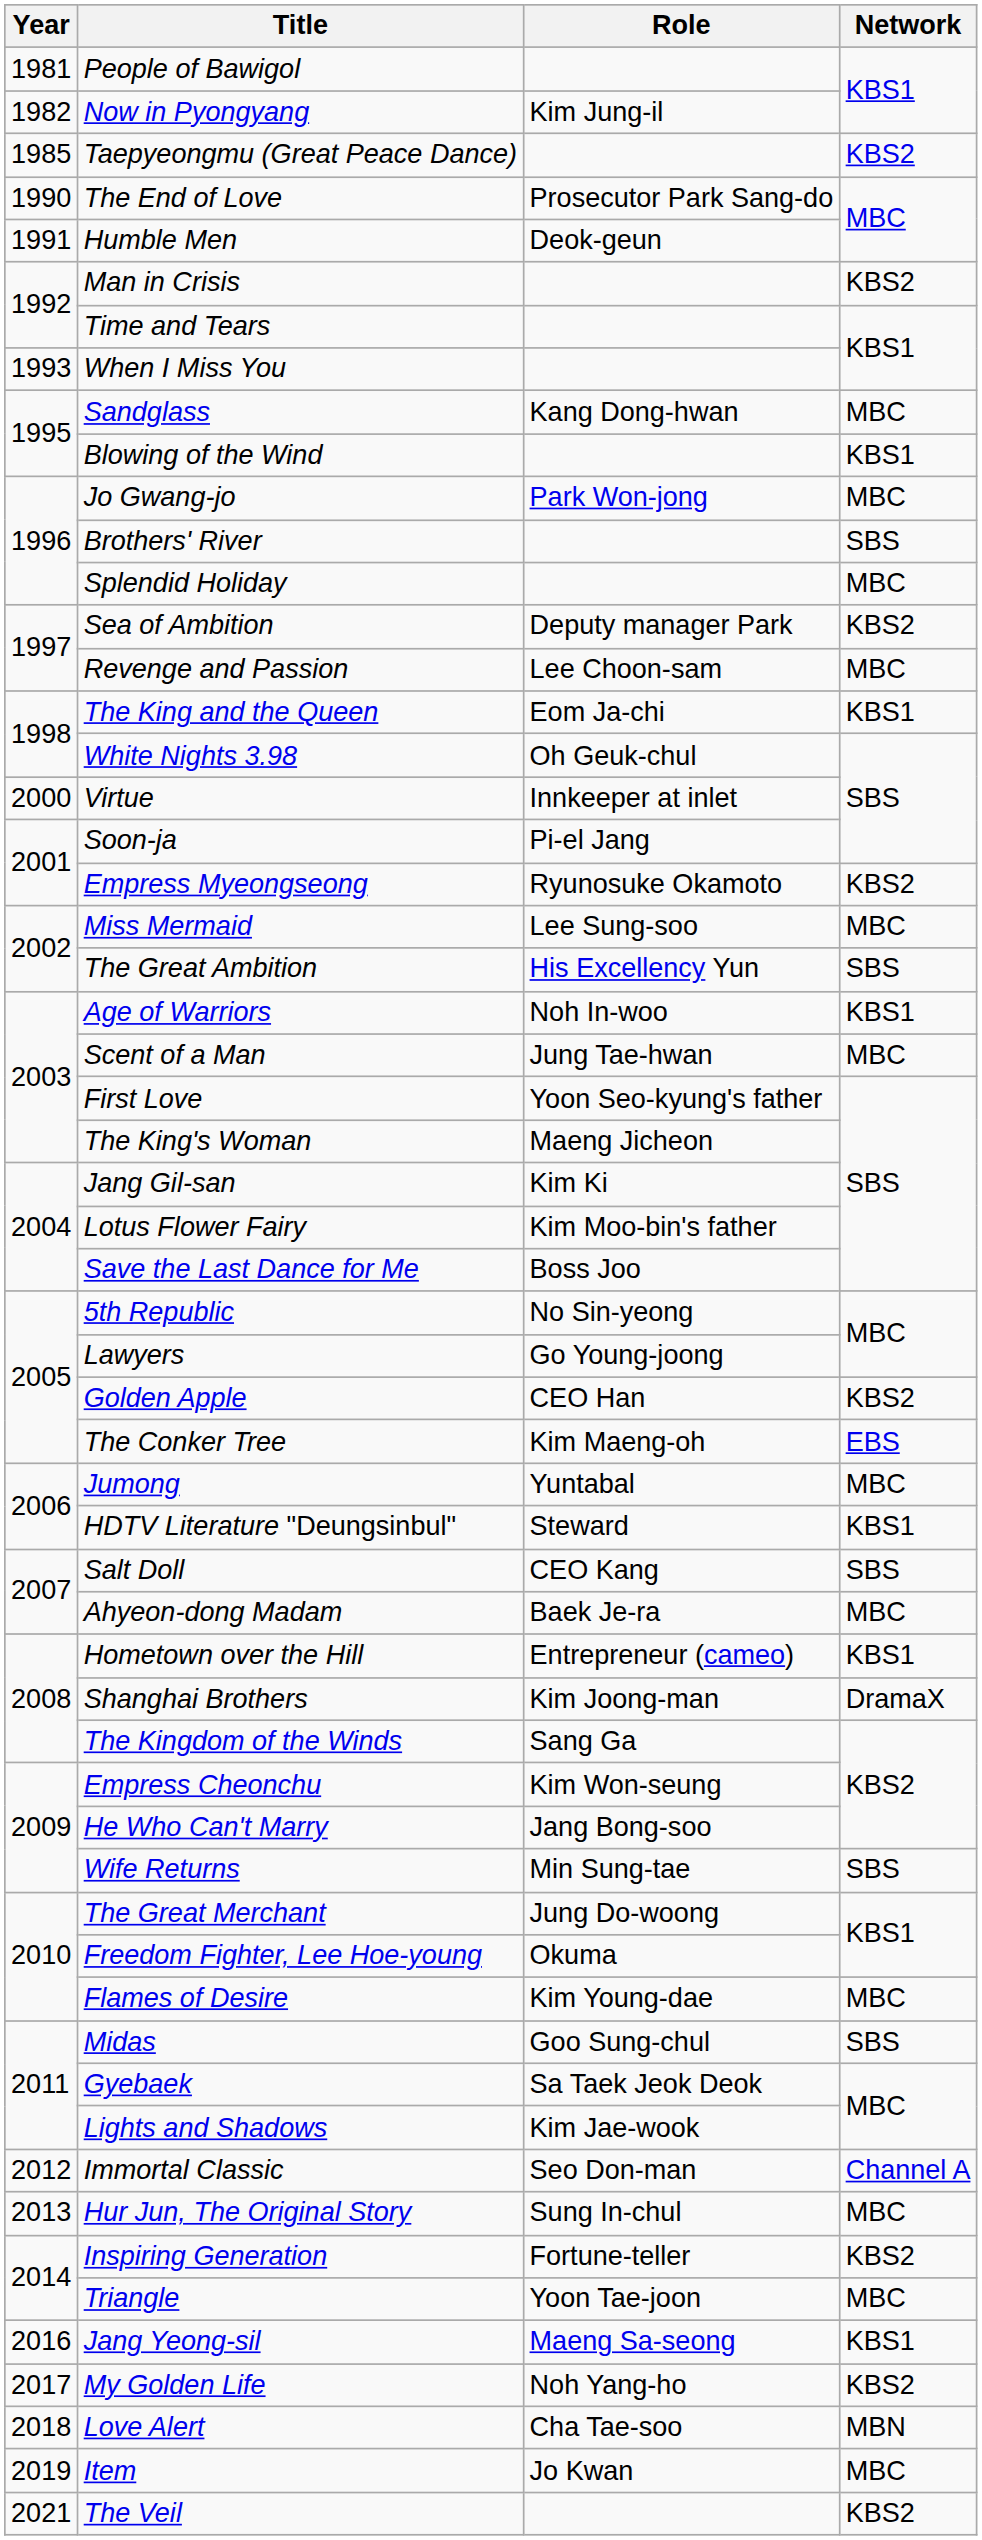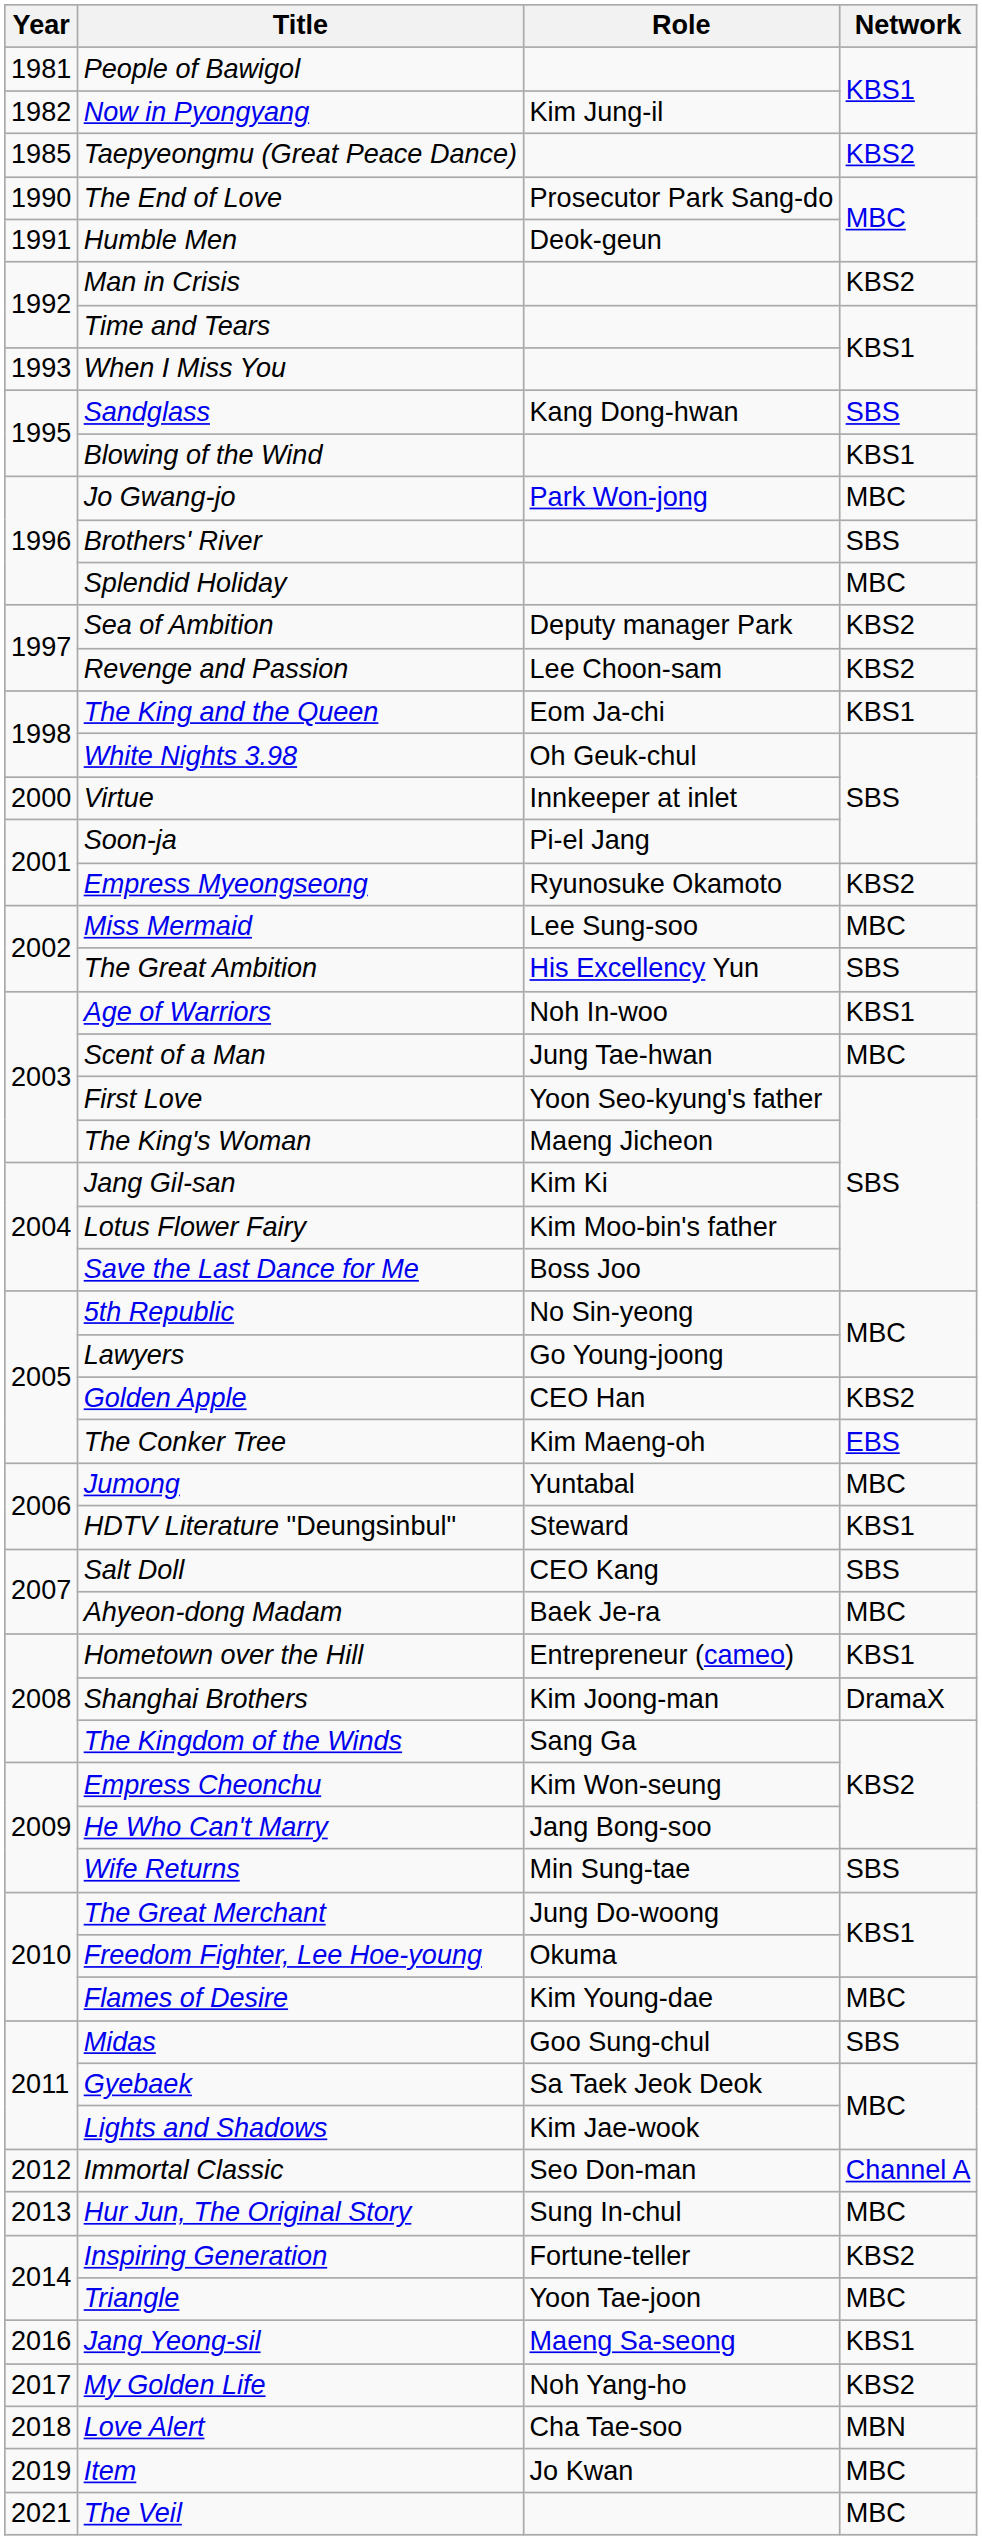(876, 411) MBC -> (873, 411) SBS
(876, 669) MBC -> (880, 669) KBS2
(880, 2513) KBS2 -> (876, 2513) MBC
